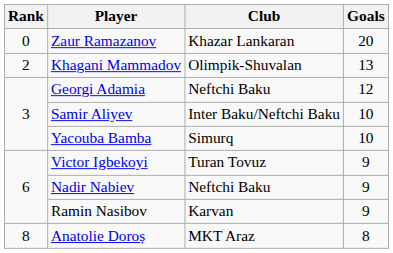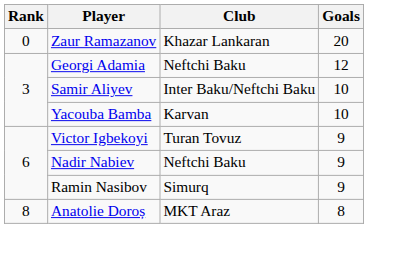- row: (116, 65)
(211, 138) Simurq -> (186, 114) Karvan
(211, 211) Karvan -> (186, 187) Simurq
